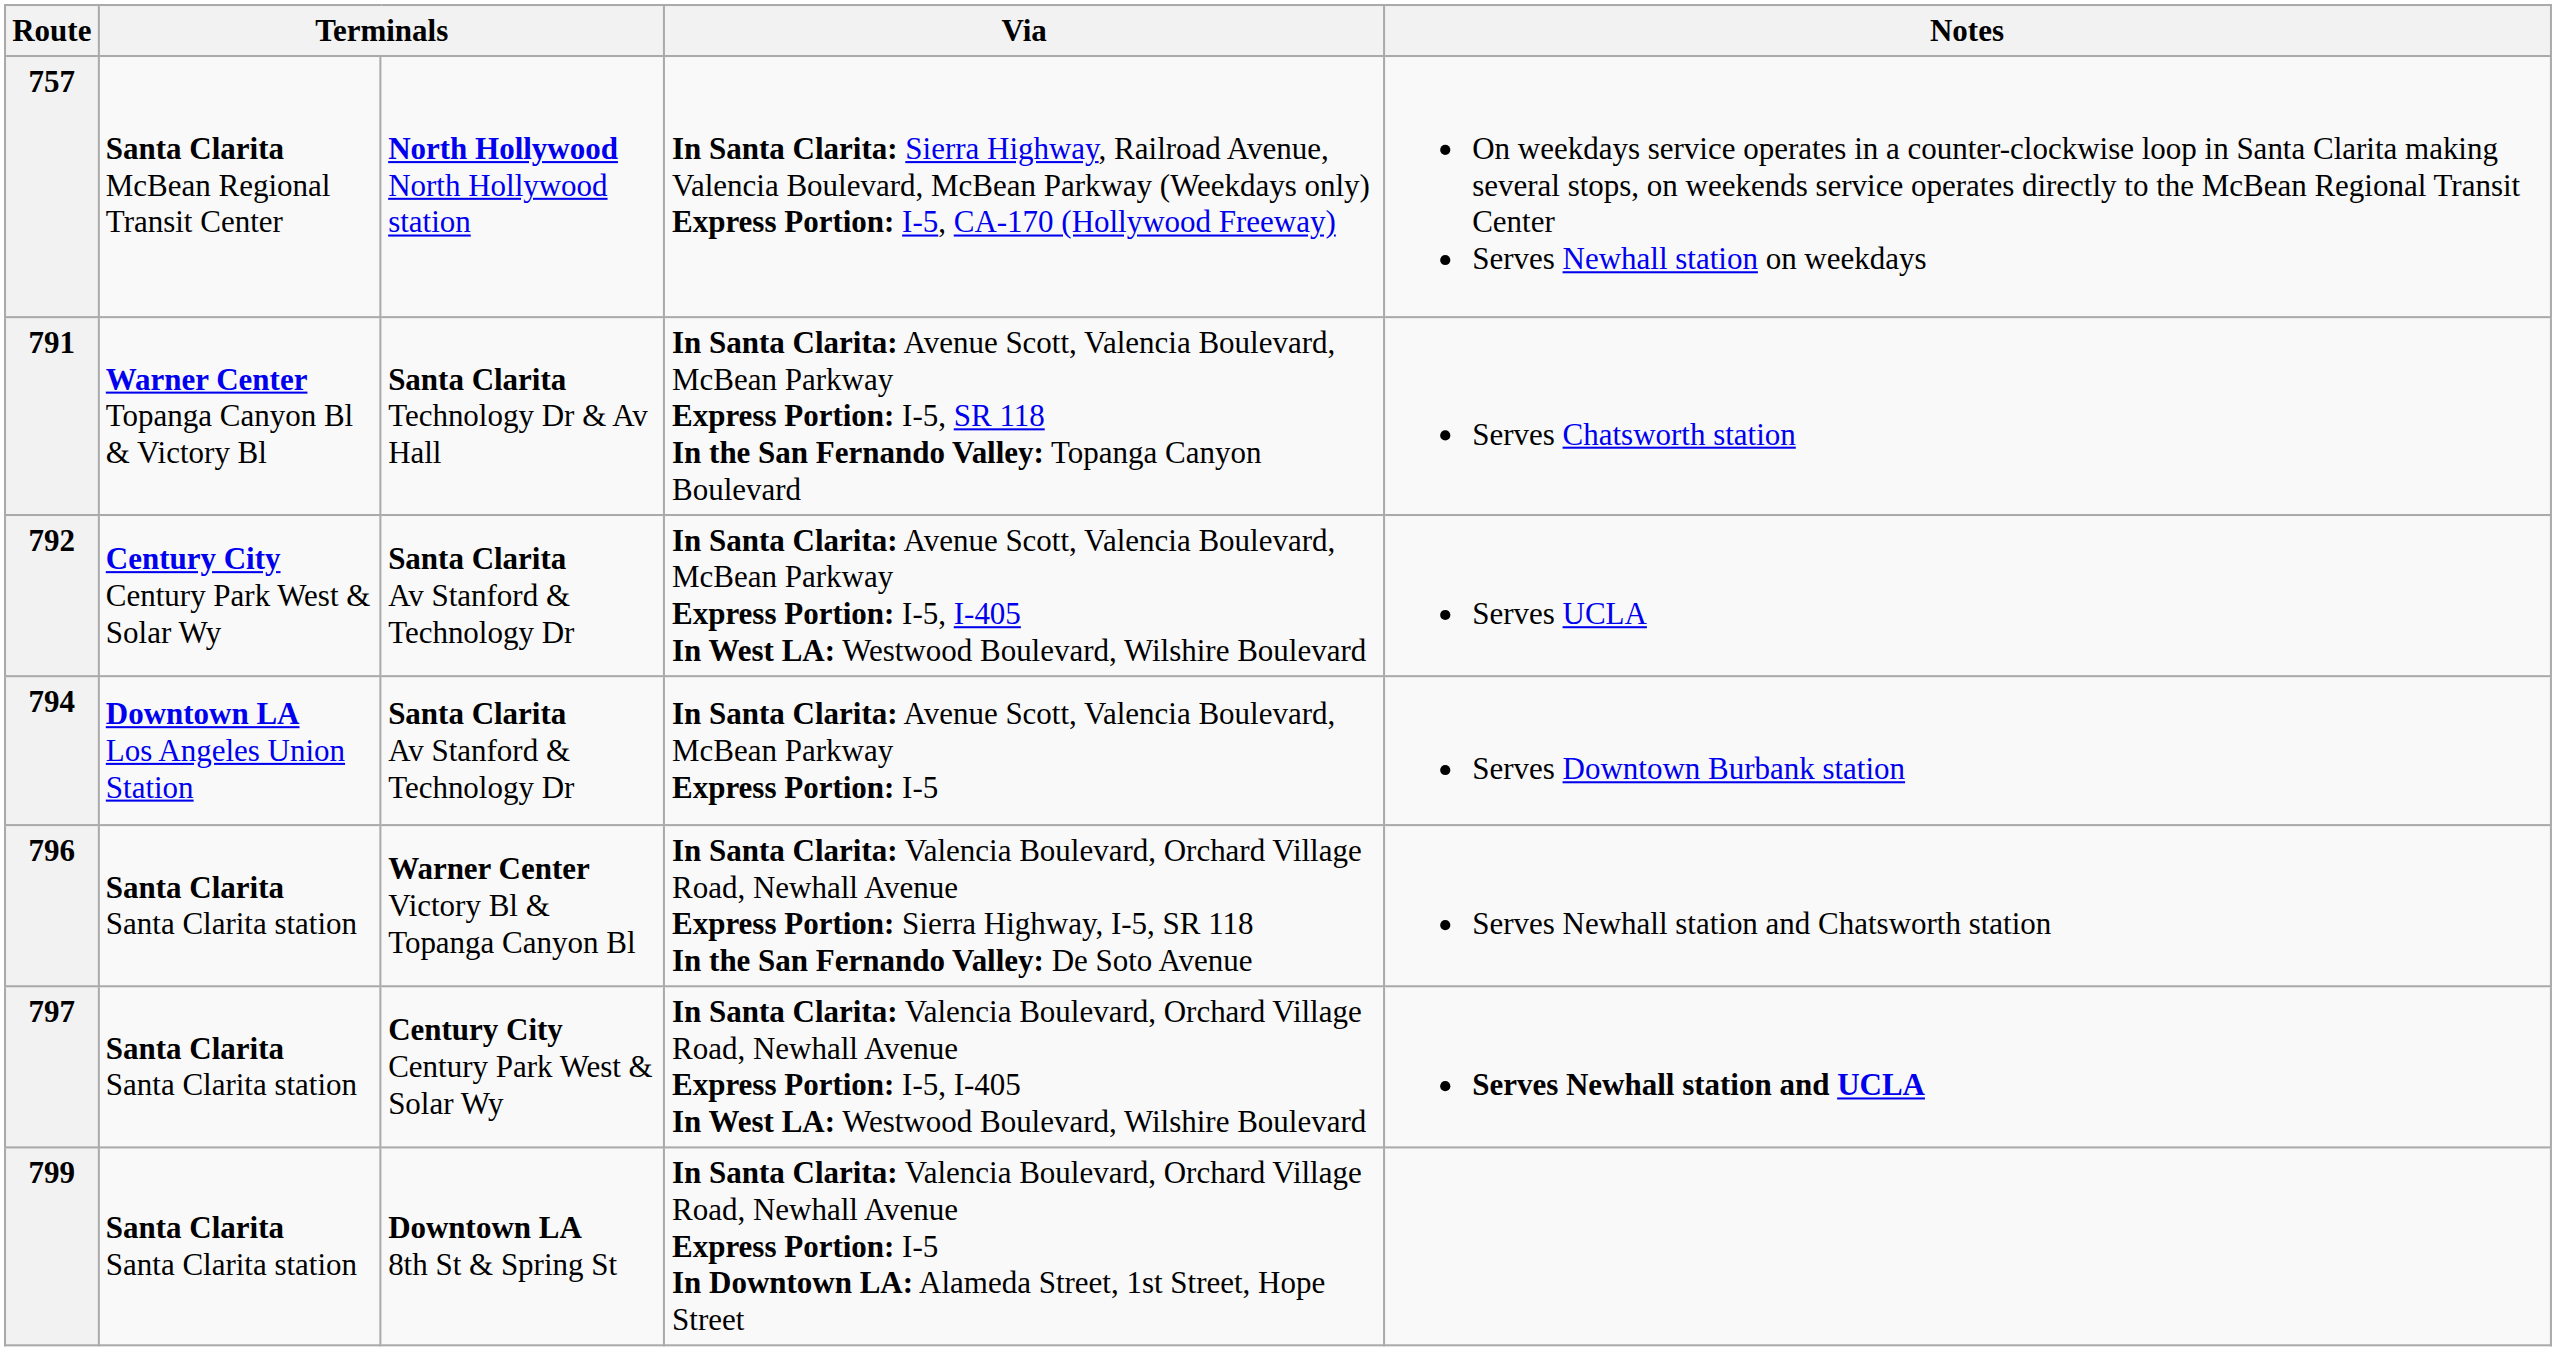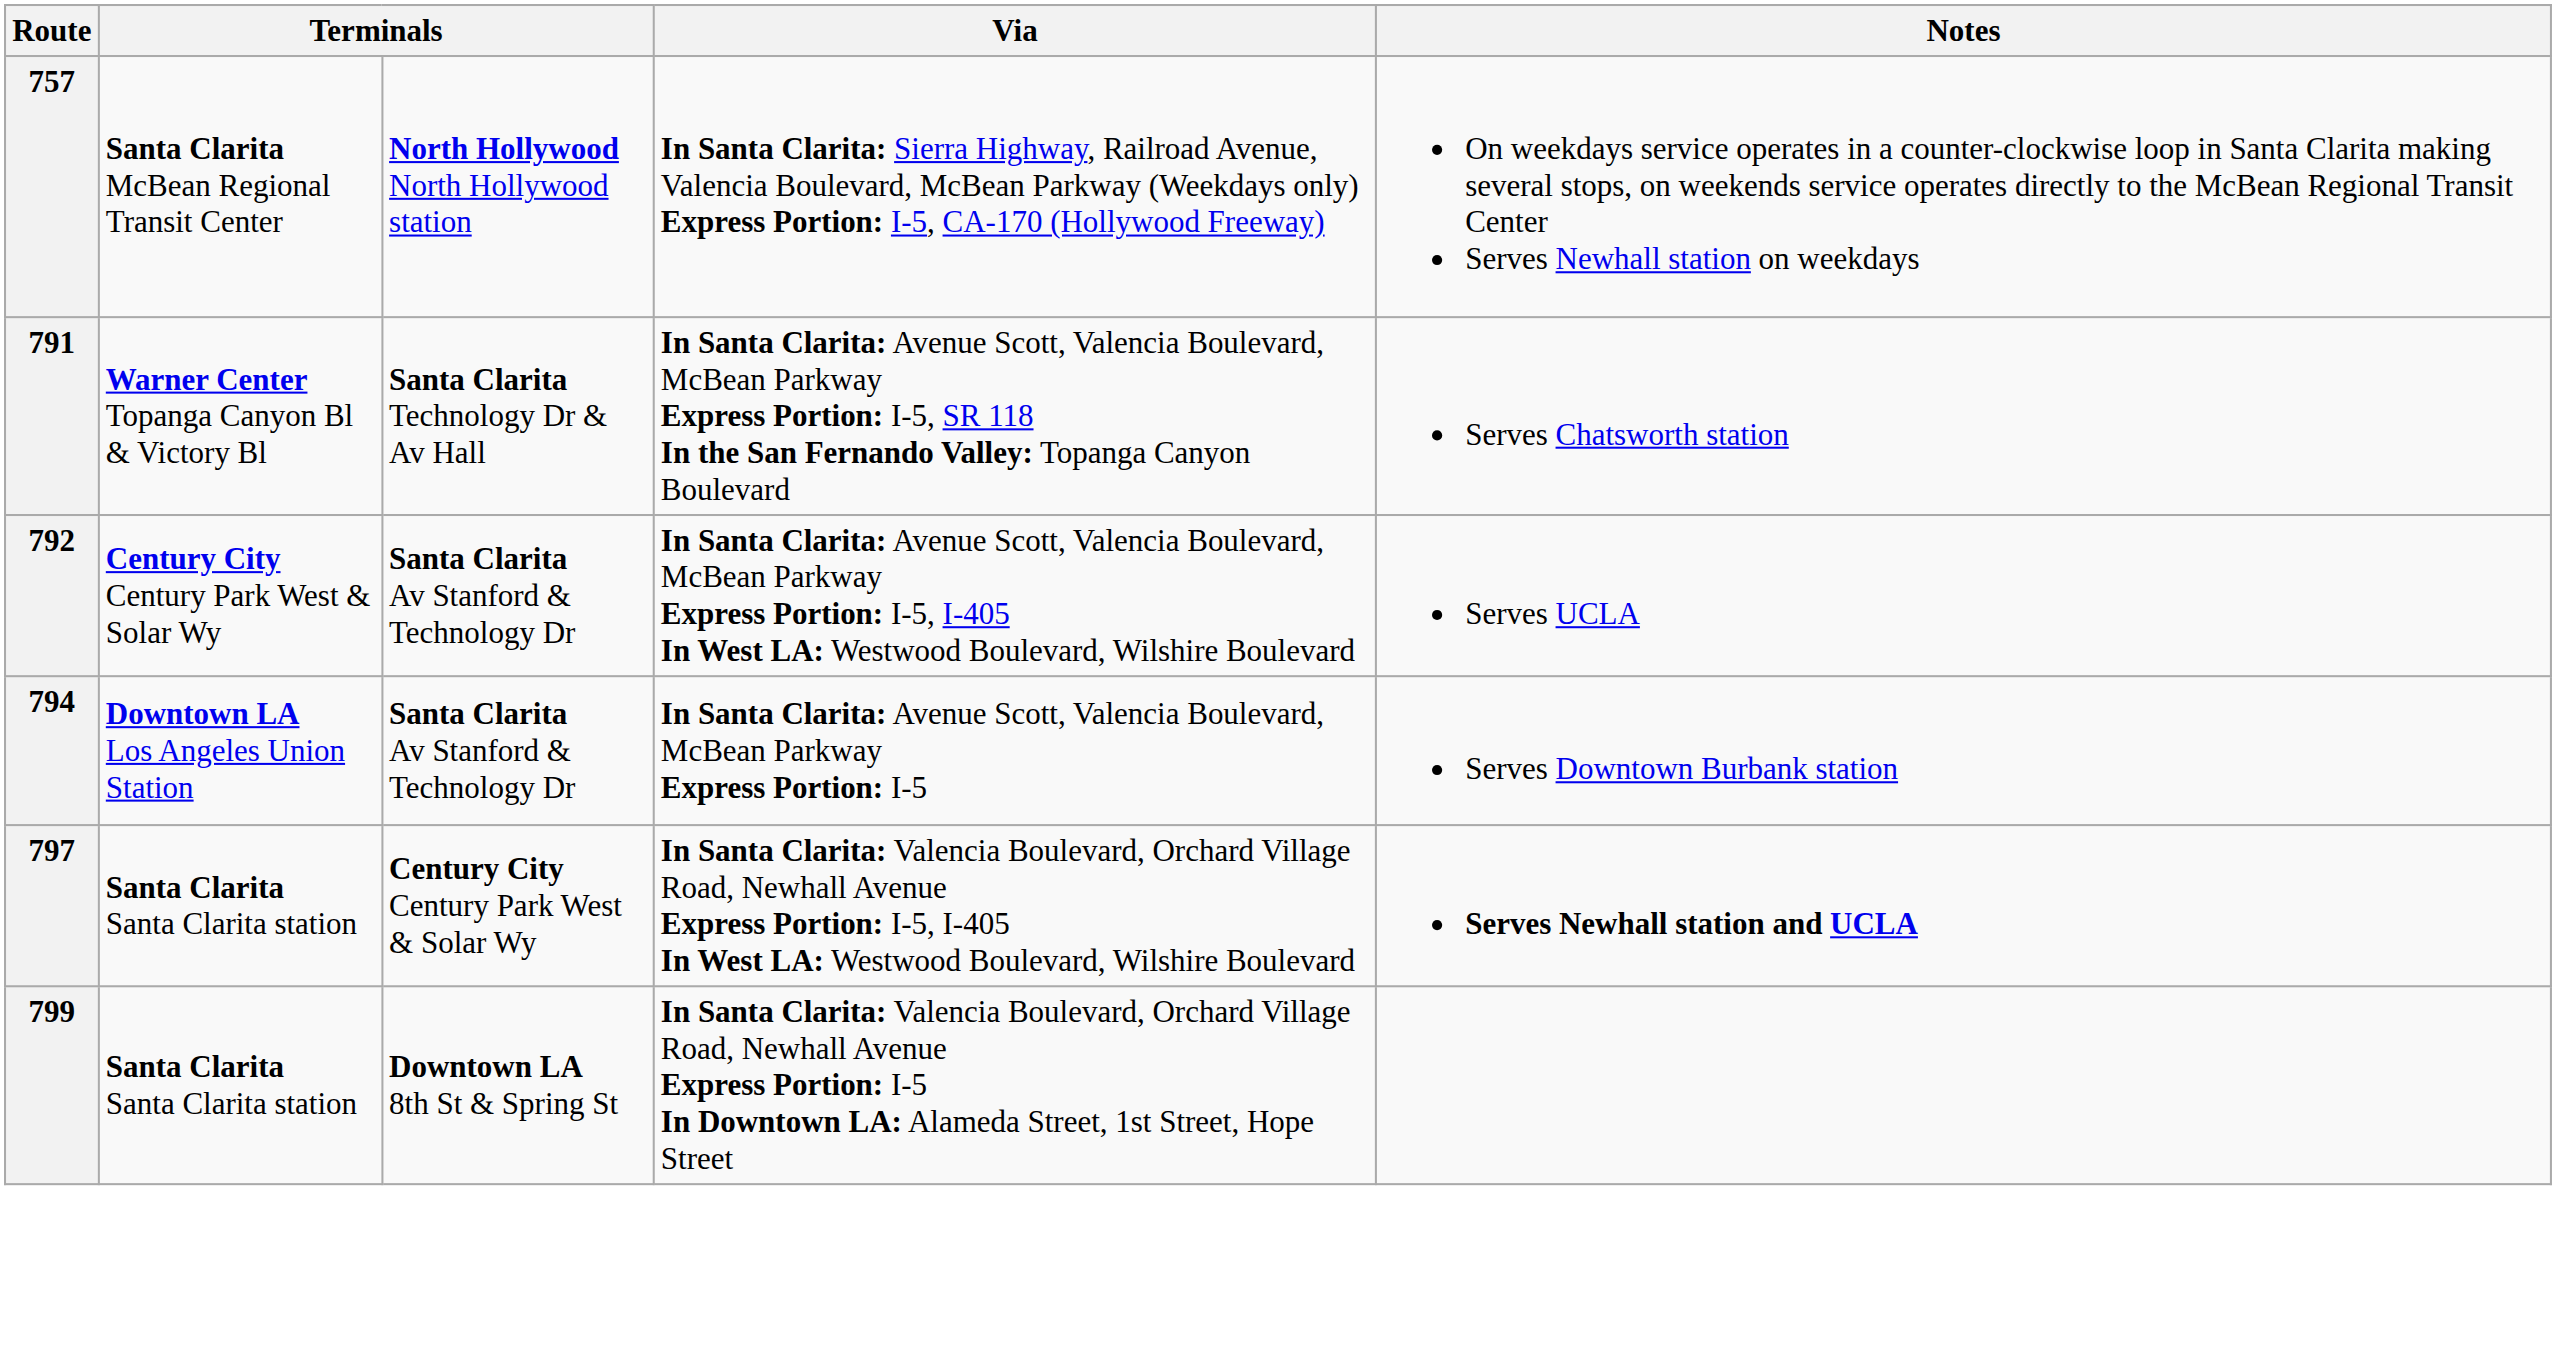- row: (52, 850)
